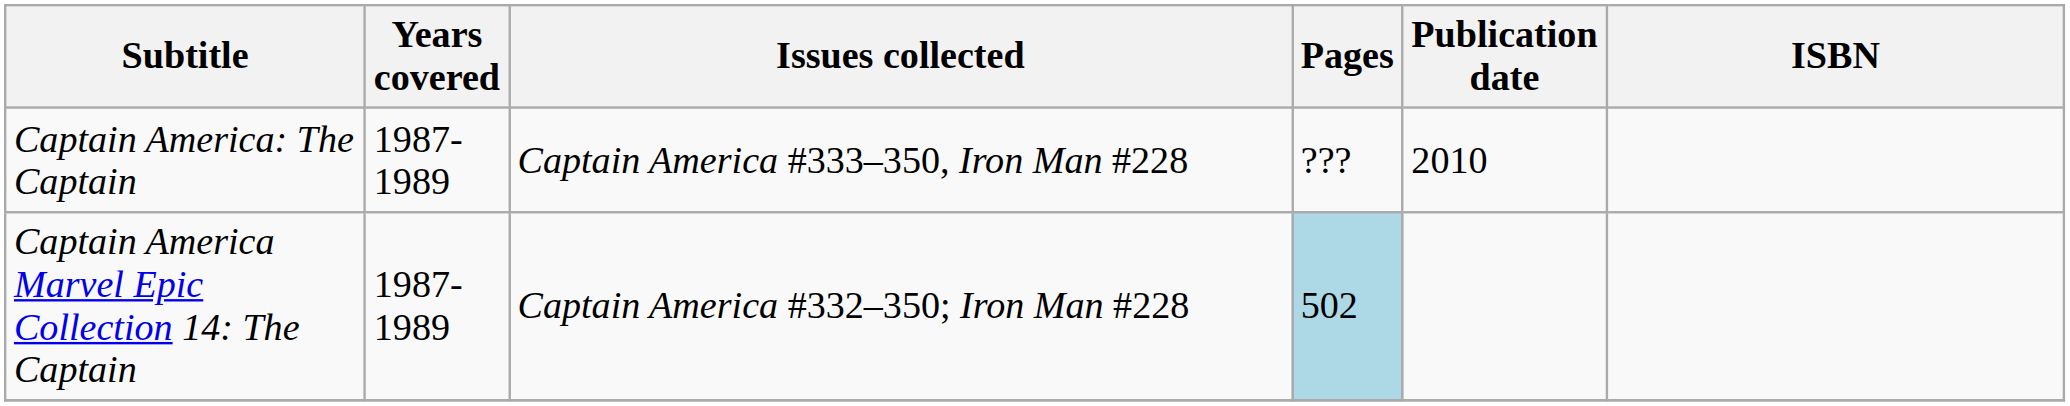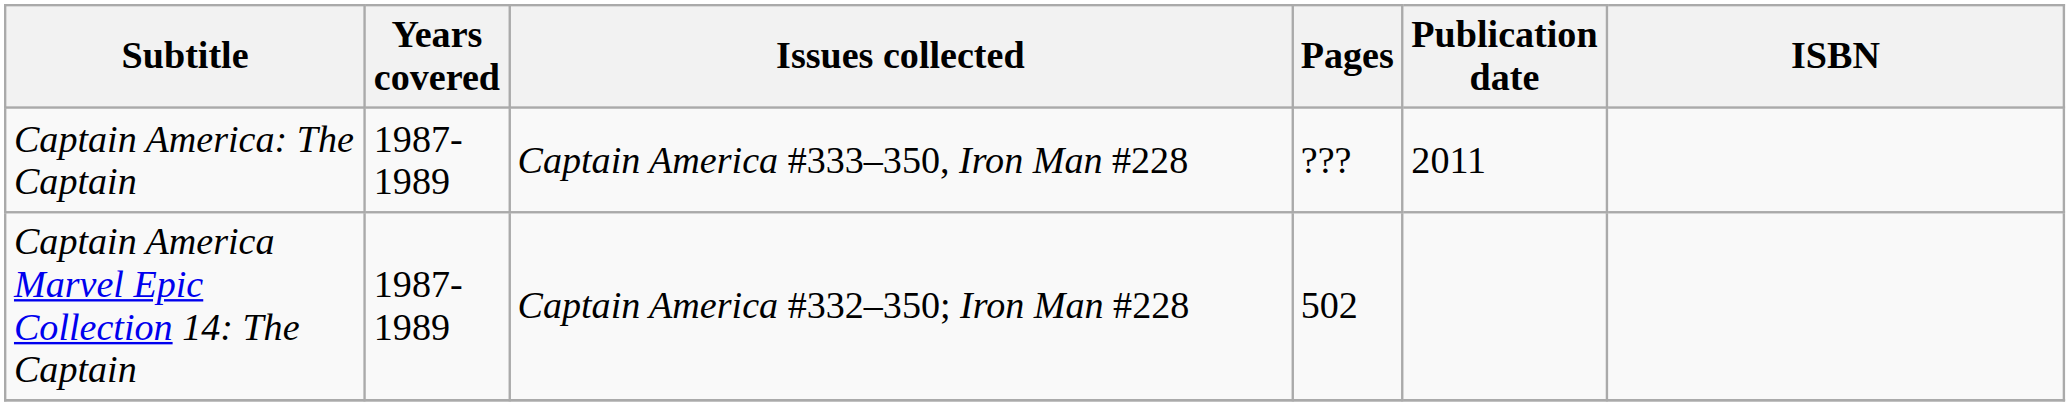(1449, 159) 2010 -> (1449, 159) 2011
(1329, 305) lightblue background -> (1329, 305) no background
